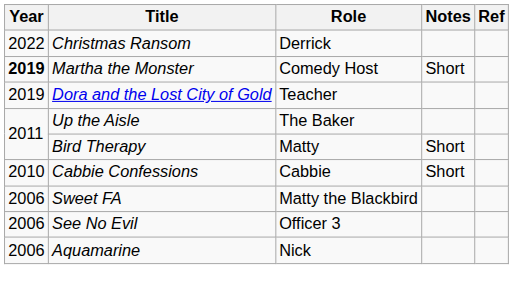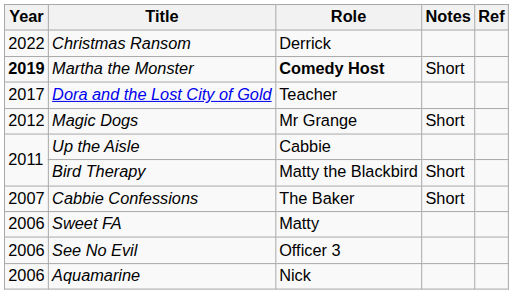(329, 69) normal -> (332, 69) bold
(26, 95) 2019 -> (26, 95) 2017
+ row: (95, 120)
(317, 120) The Baker -> (305, 146) Cabbie
(299, 146) Matty -> (349, 172) Matty the Blackbird
(26, 172) 2010 -> (26, 198) 2007
(305, 172) Cabbie -> (317, 198) The Baker
(349, 198) Matty the Blackbird -> (299, 224) Matty
